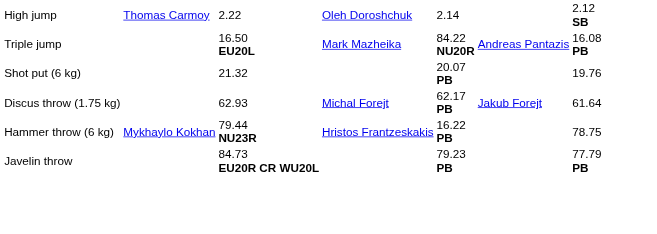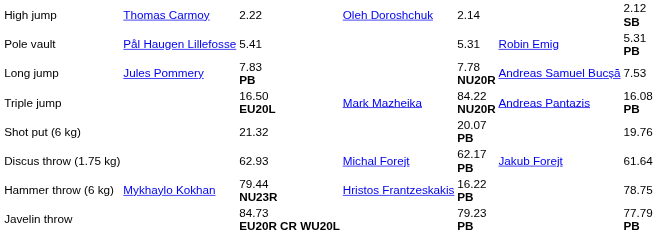+ row: (30, 44)
+ row: (31, 73)
